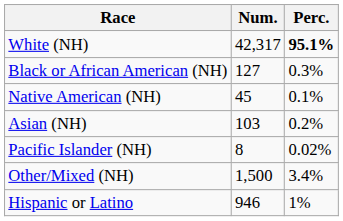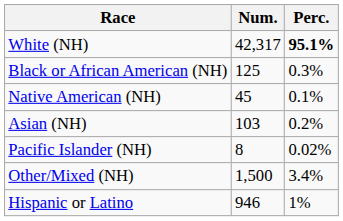(248, 70) 127 -> (248, 70) 125
